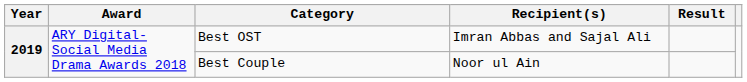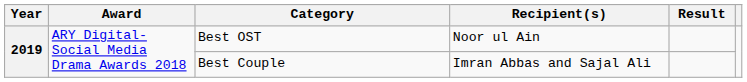(552, 39) Imran Abbas and Sajal Ali -> (496, 39) Noor ul Ain
(496, 65) Noor ul Ain -> (552, 65) Imran Abbas and Sajal Ali
